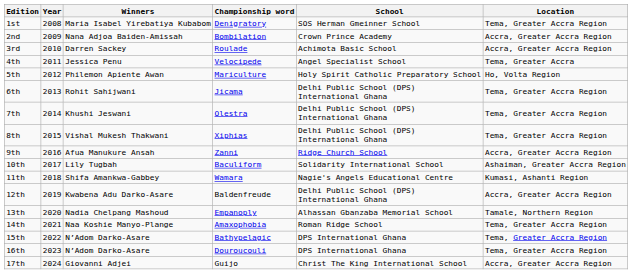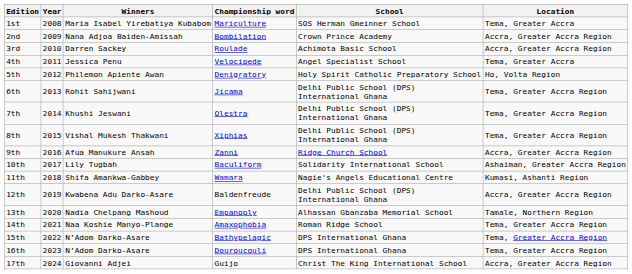(240, 23) Denigratory -> (240, 23) Mariculture
(546, 23) Tema, Greater Accra Region -> (530, 23) Tema, Greater Accra
(240, 74) Mariculture -> (240, 74) Denigratory
